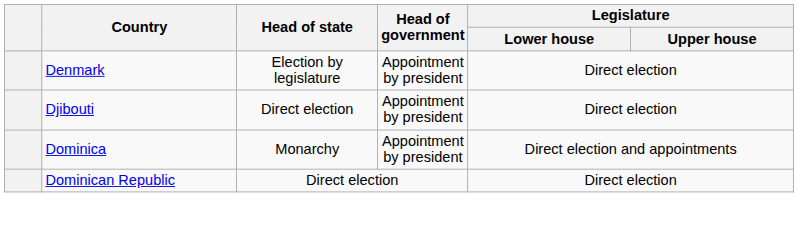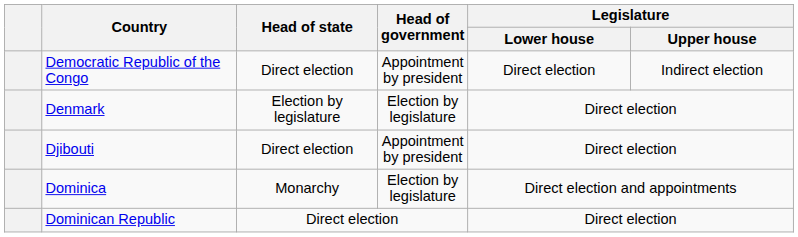+ row: (133, 70)
(423, 70) Appointment by president -> (423, 109) Election by legislature
(423, 149) Appointment by president -> (423, 188) Election by legislature
